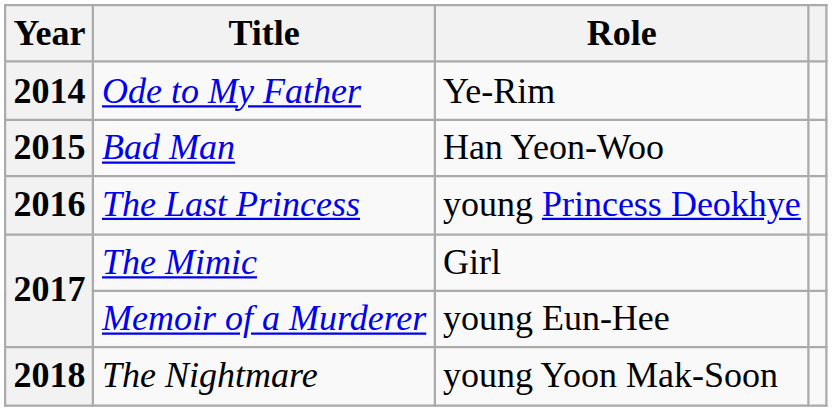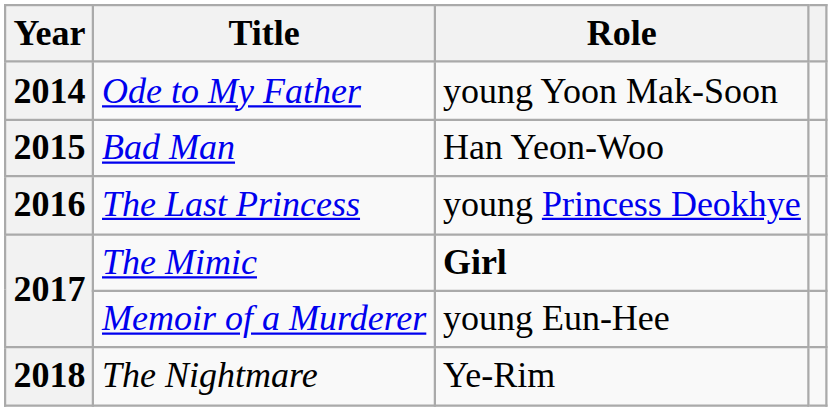(499, 90) Ye-Rim -> (610, 90) young Yoon Mak-Soon
(472, 261) normal -> (475, 261) bold
(610, 375) young Yoon Mak-Soon -> (499, 375) Ye-Rim
